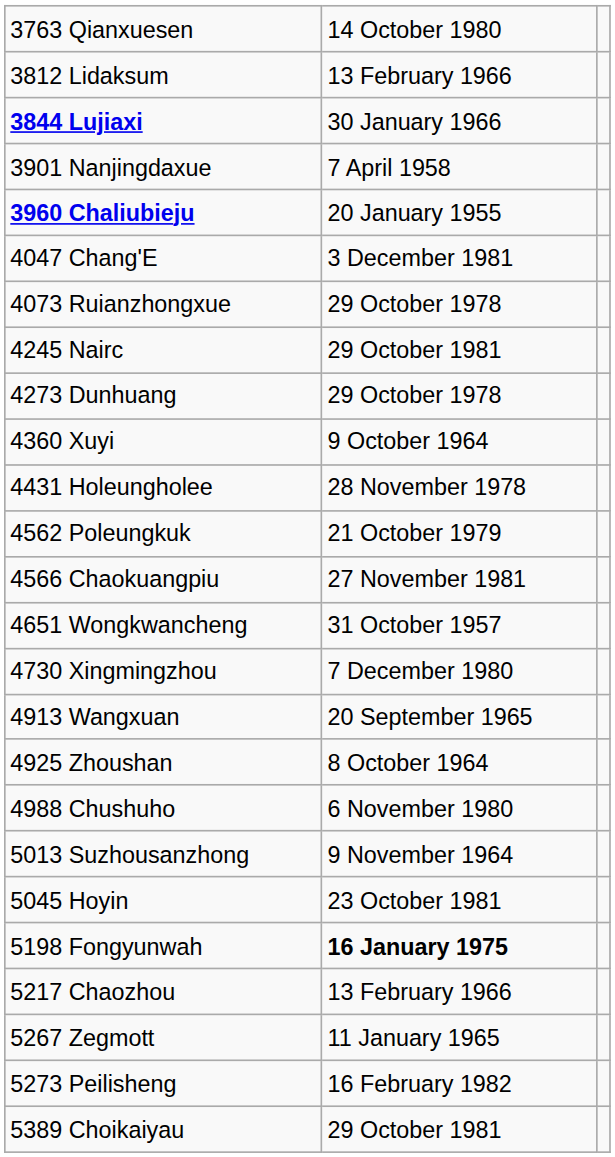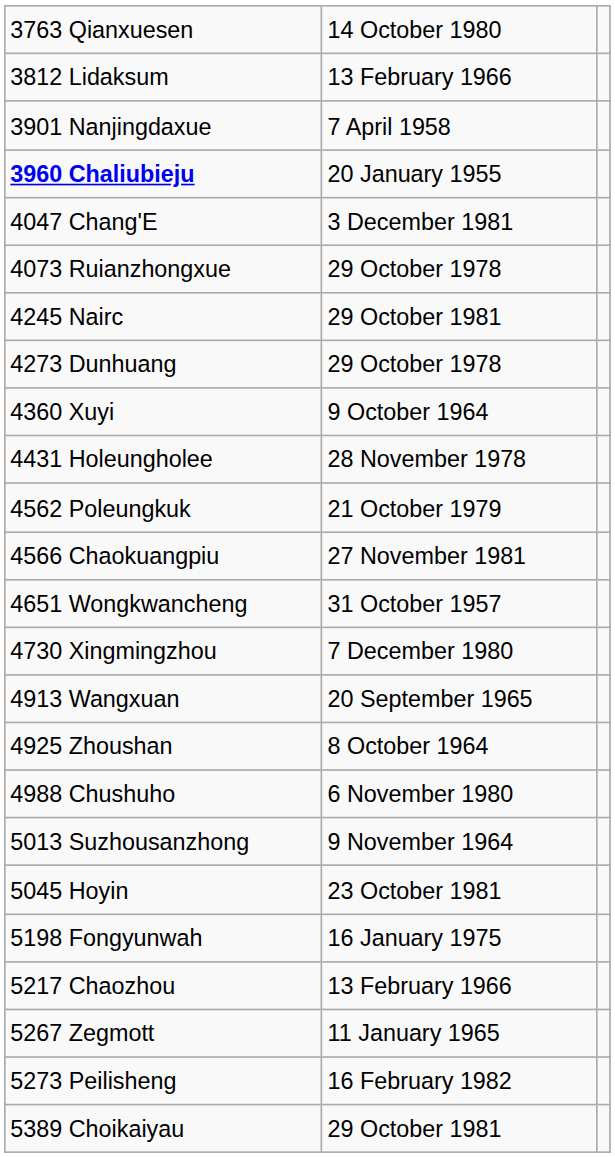- row: (76, 121)
(418, 946) bold -> (415, 938) normal
